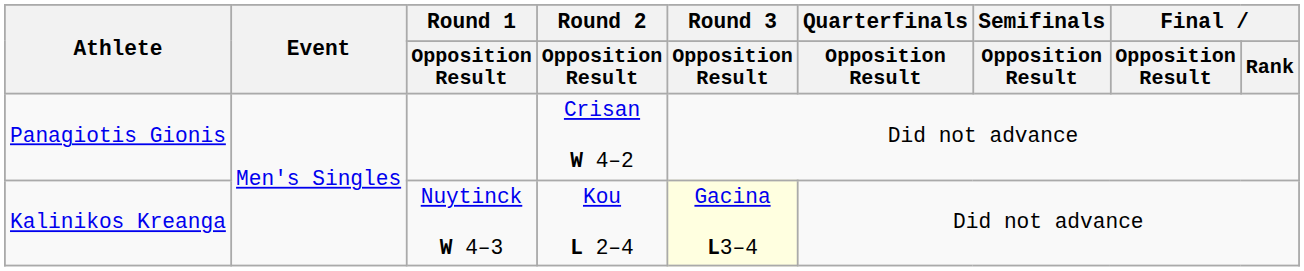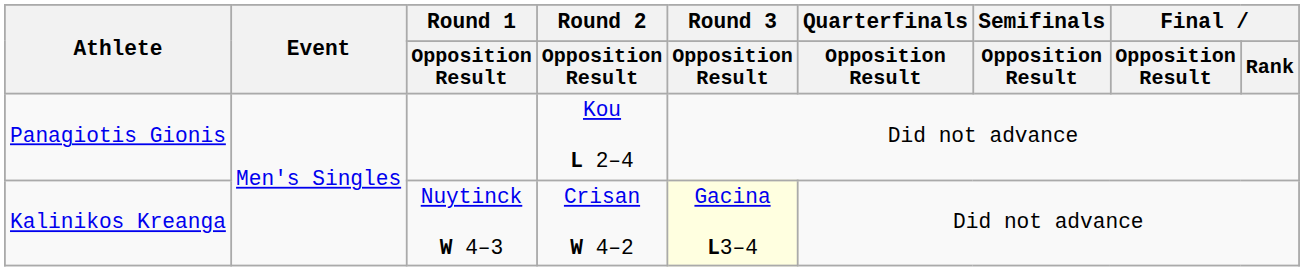(602, 137) Crisan W 4–2 -> (602, 137) Kou L 2–4
(602, 223) Kou L 2–4 -> (602, 223) Crisan W 4–2
